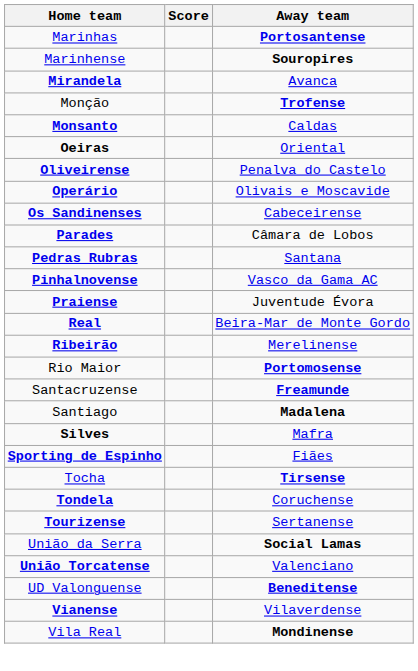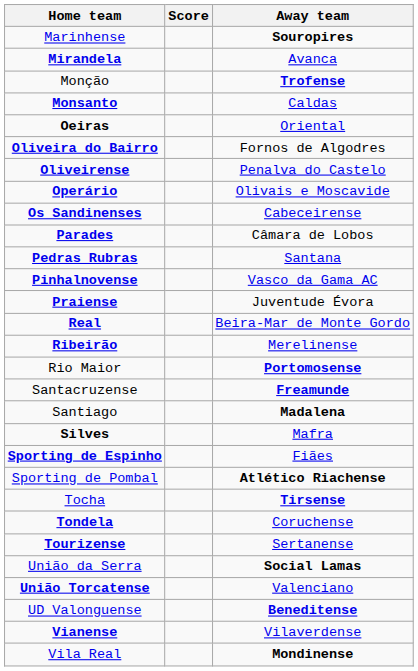- row: (85, 38)
+ row: (85, 148)
+ row: (85, 478)
